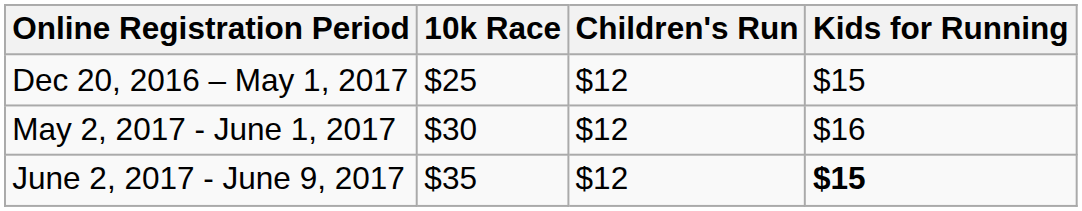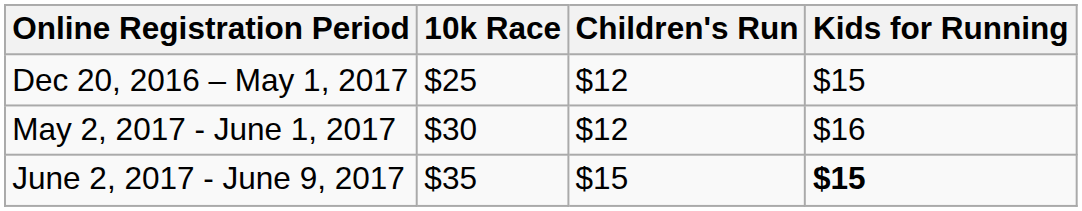(602, 179) $12 -> (602, 179) $15
